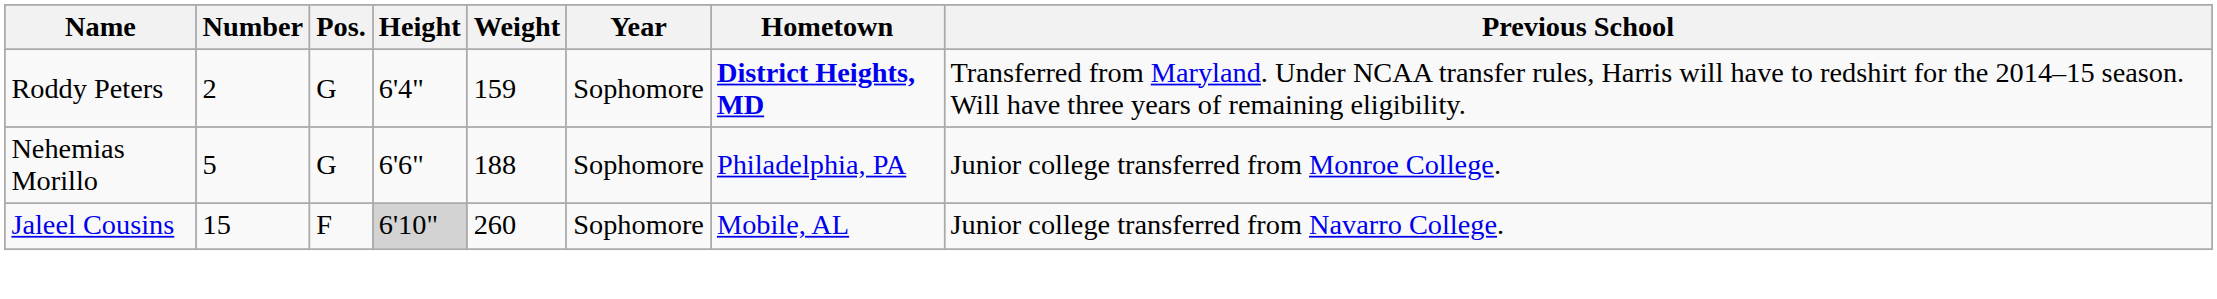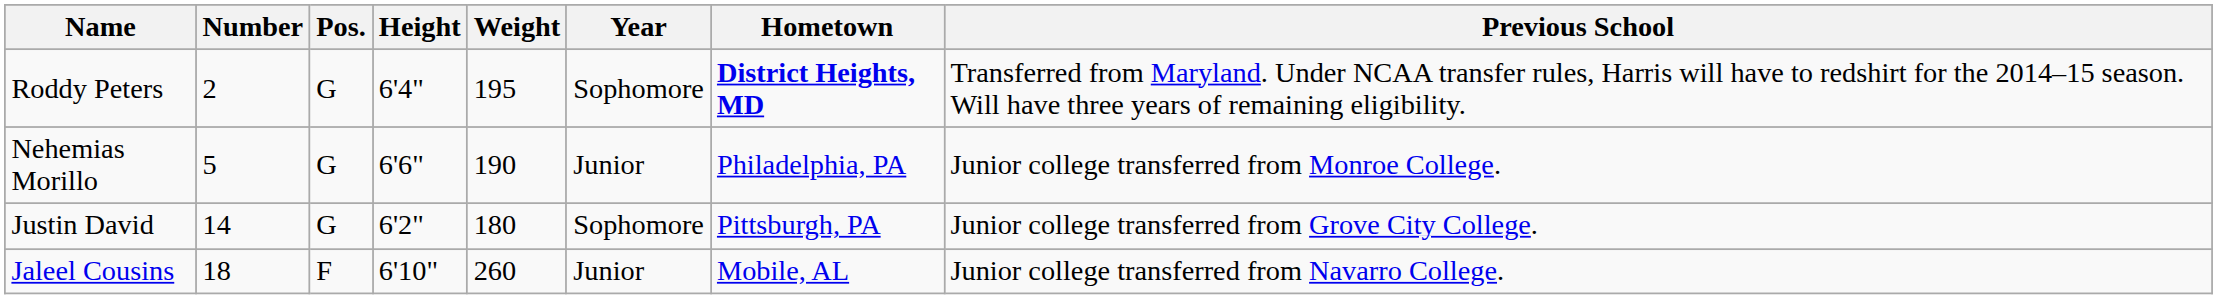(495, 87) 159 -> (495, 87) 195
(495, 164) 188 -> (495, 164) 190
(639, 164) Sophomore -> (609, 164) Junior
+ row: (83, 225)
(217, 225) 15 -> (217, 270) 18
(408, 225) lightgrey background -> (408, 270) no background
(639, 225) Sophomore -> (609, 270) Junior
